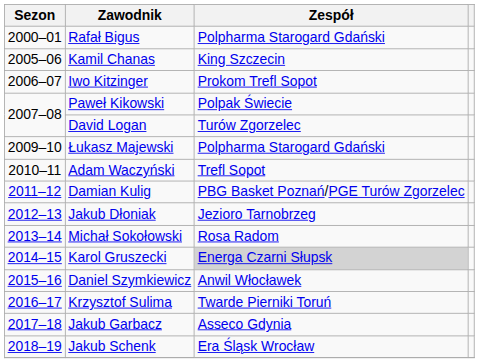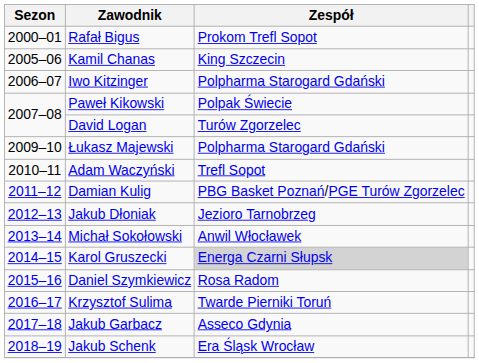(291, 37) Polpharma Starogard Gdański -> (257, 37) Prokom Trefl Sopot
(257, 81) Prokom Trefl Sopot -> (291, 81) Polpharma Starogard Gdański
(238, 236) Rosa Radom -> (249, 236) Anwil Włocławek
(249, 280) Anwil Włocławek -> (238, 280) Rosa Radom
